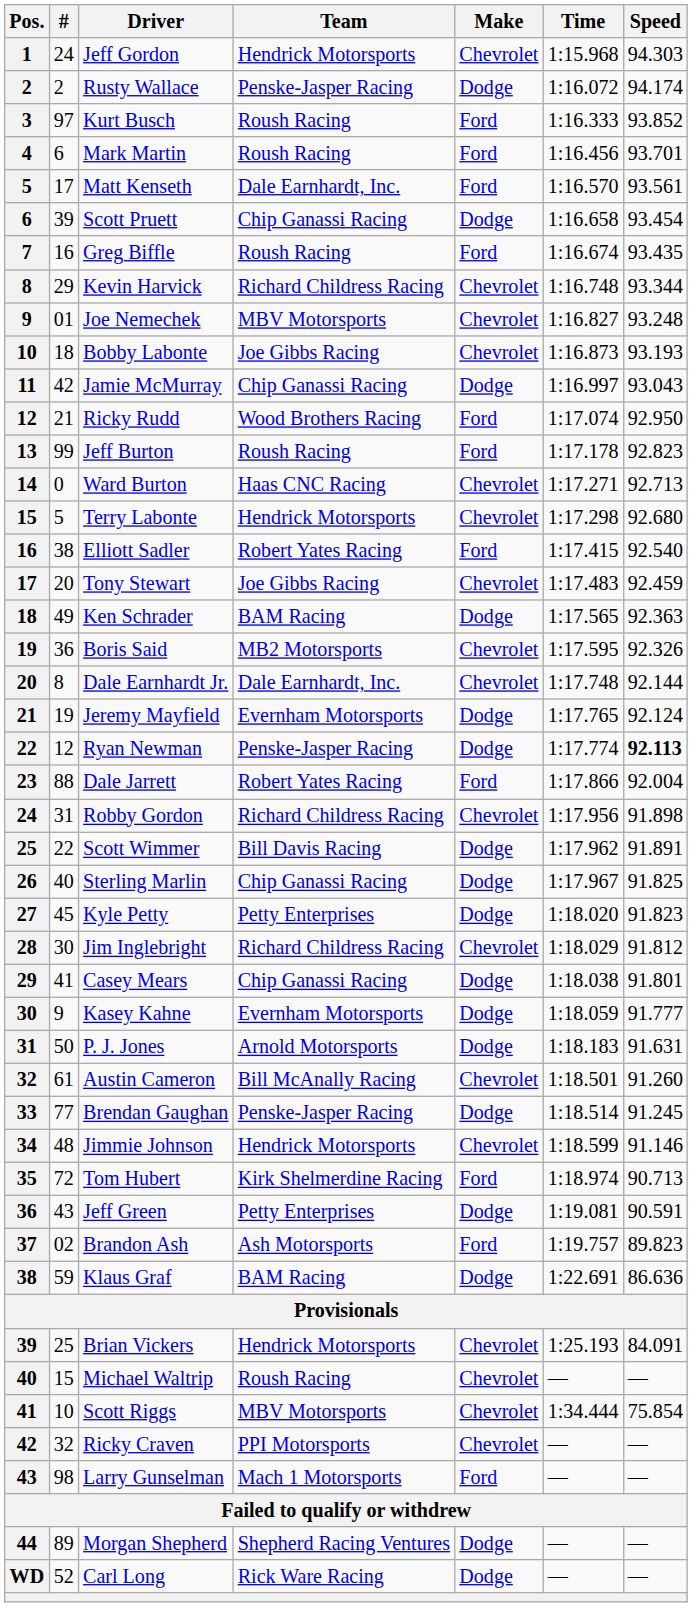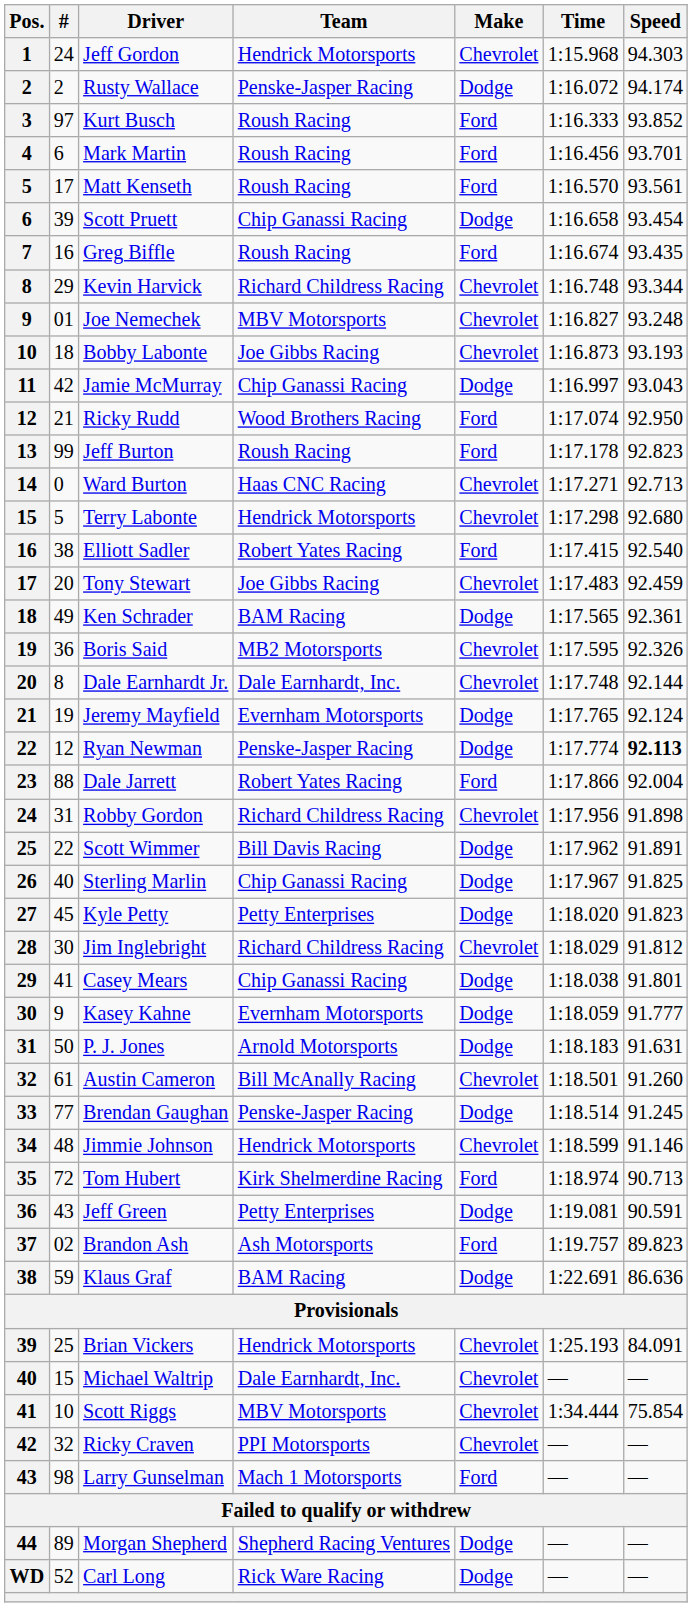(319, 186) Dale Earnhardt, Inc. -> (294, 186) Roush Racing
(655, 616) 92.363 -> (655, 616) 92.361
(294, 1377) Roush Racing -> (319, 1377) Dale Earnhardt, Inc.
